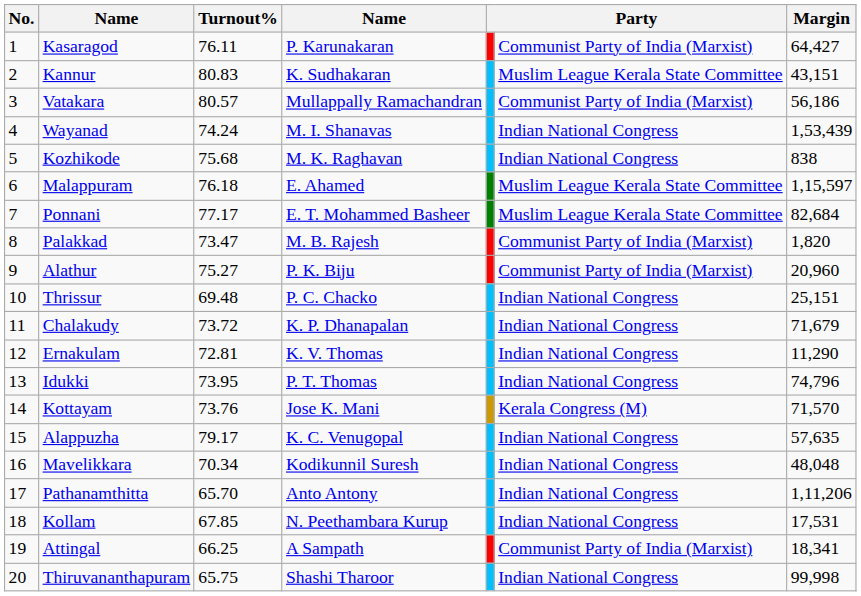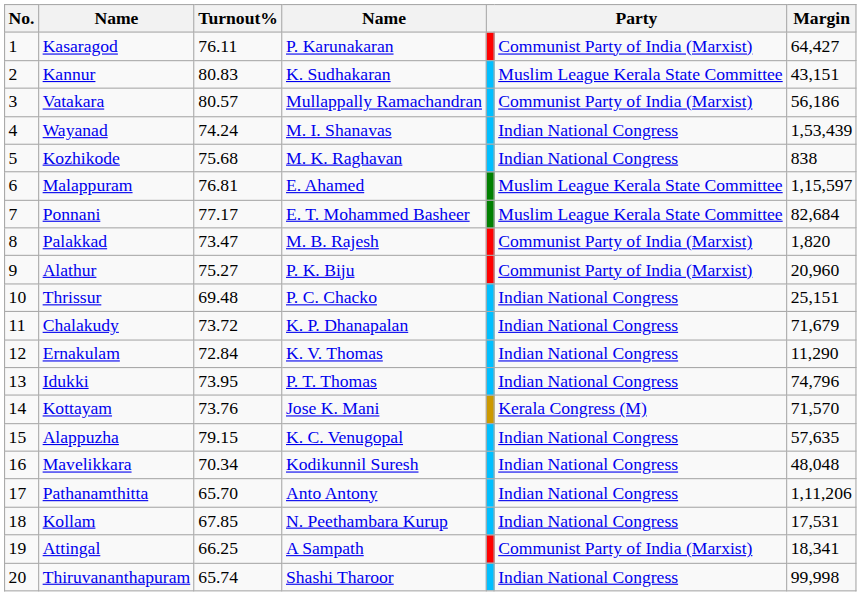(218, 185) 76.18 -> (218, 185) 76.81
(218, 353) 72.81 -> (218, 353) 72.84
(218, 437) 79.17 -> (218, 437) 79.15
(218, 576) 65.75 -> (218, 576) 65.74
